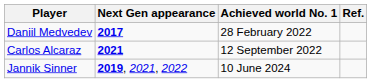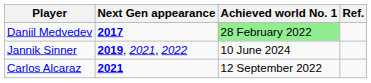(266, 31) no background -> (266, 31) lightgreen background
rows swapped: (44, 50) <-> (42, 68)
